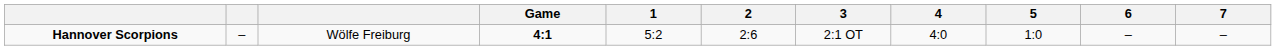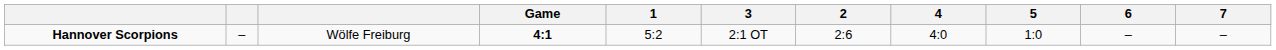columns swapped: (748, 14) <-> (843, 14)
